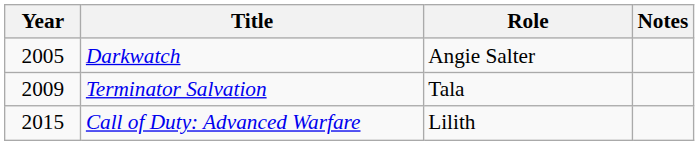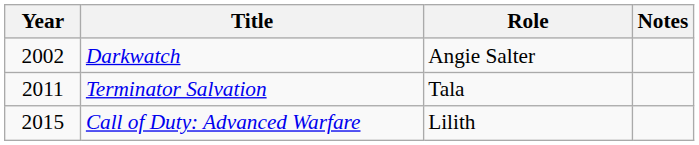(43, 55) 2005 -> (43, 55) 2002
(43, 88) 2009 -> (43, 88) 2011
